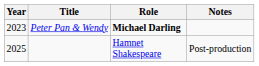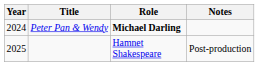(16, 27) 2023 -> (16, 27) 2024
